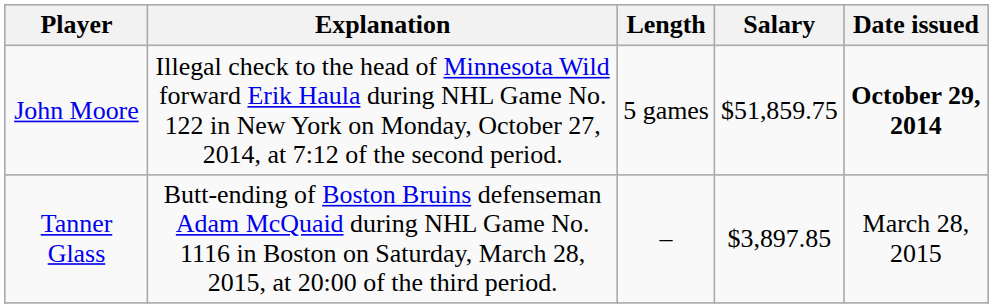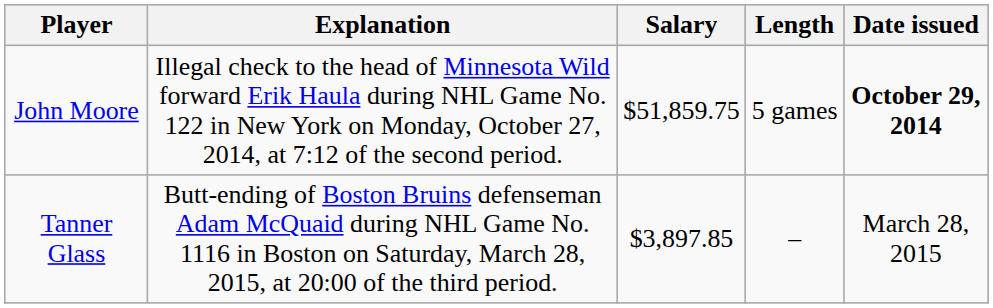columns swapped: (666, 25) <-> (779, 25)
